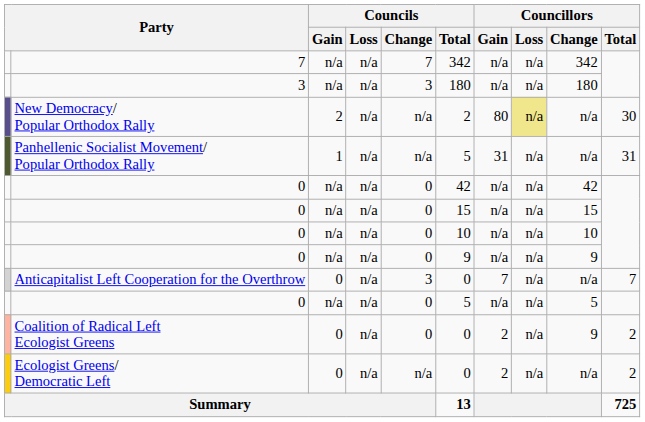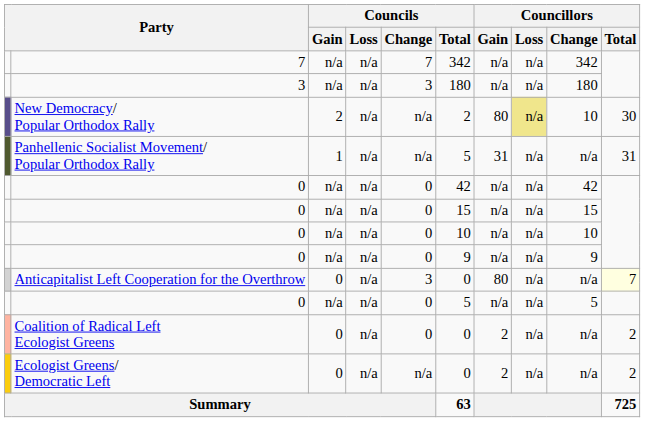(589, 116) n/a -> (590, 116) 10
(505, 279) 7 -> (501, 279) 80
(633, 279) no background -> (633, 279) lightyellow background
(594, 334) 9 -> (589, 334) n/a
(463, 404) 13 -> (463, 404) 63
